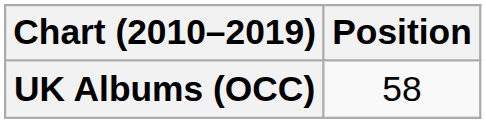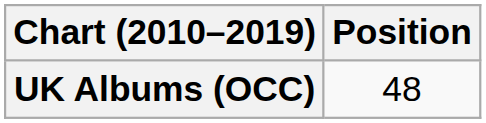(402, 88) 58 -> (402, 88) 48
